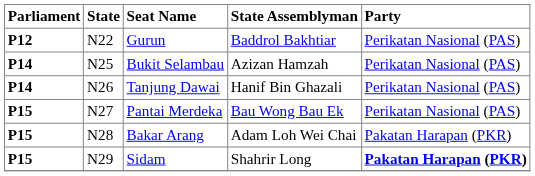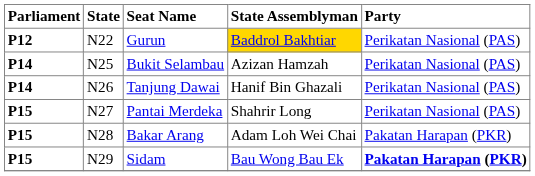(283, 40) no background -> (283, 40) gold background
(287, 111) Bau Wong Bau Ek -> (271, 111) Shahrir Long
(271, 158) Shahrir Long -> (287, 158) Bau Wong Bau Ek
